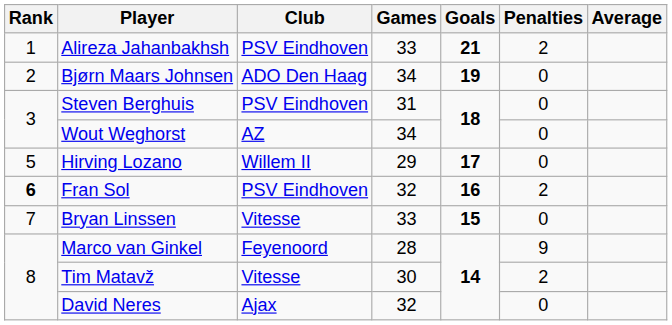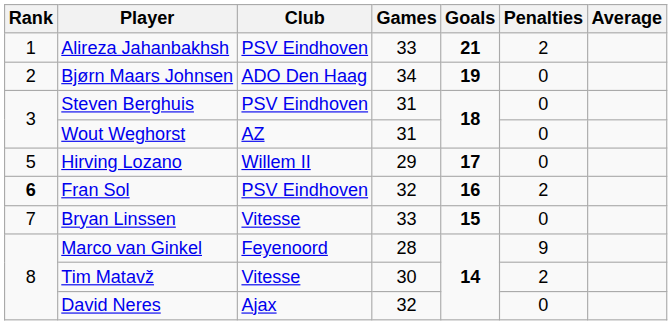(407, 133) 34 -> (407, 133) 31
